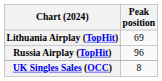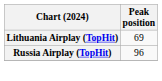- row: (62, 68)
